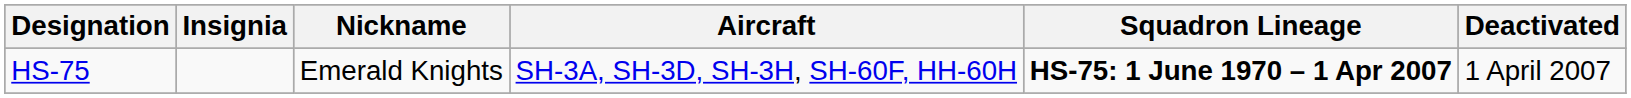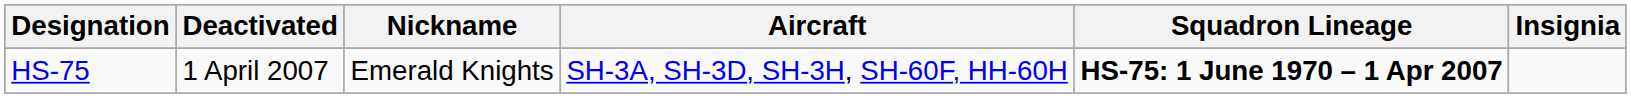columns swapped: (235, 26) <-> (1542, 26)
